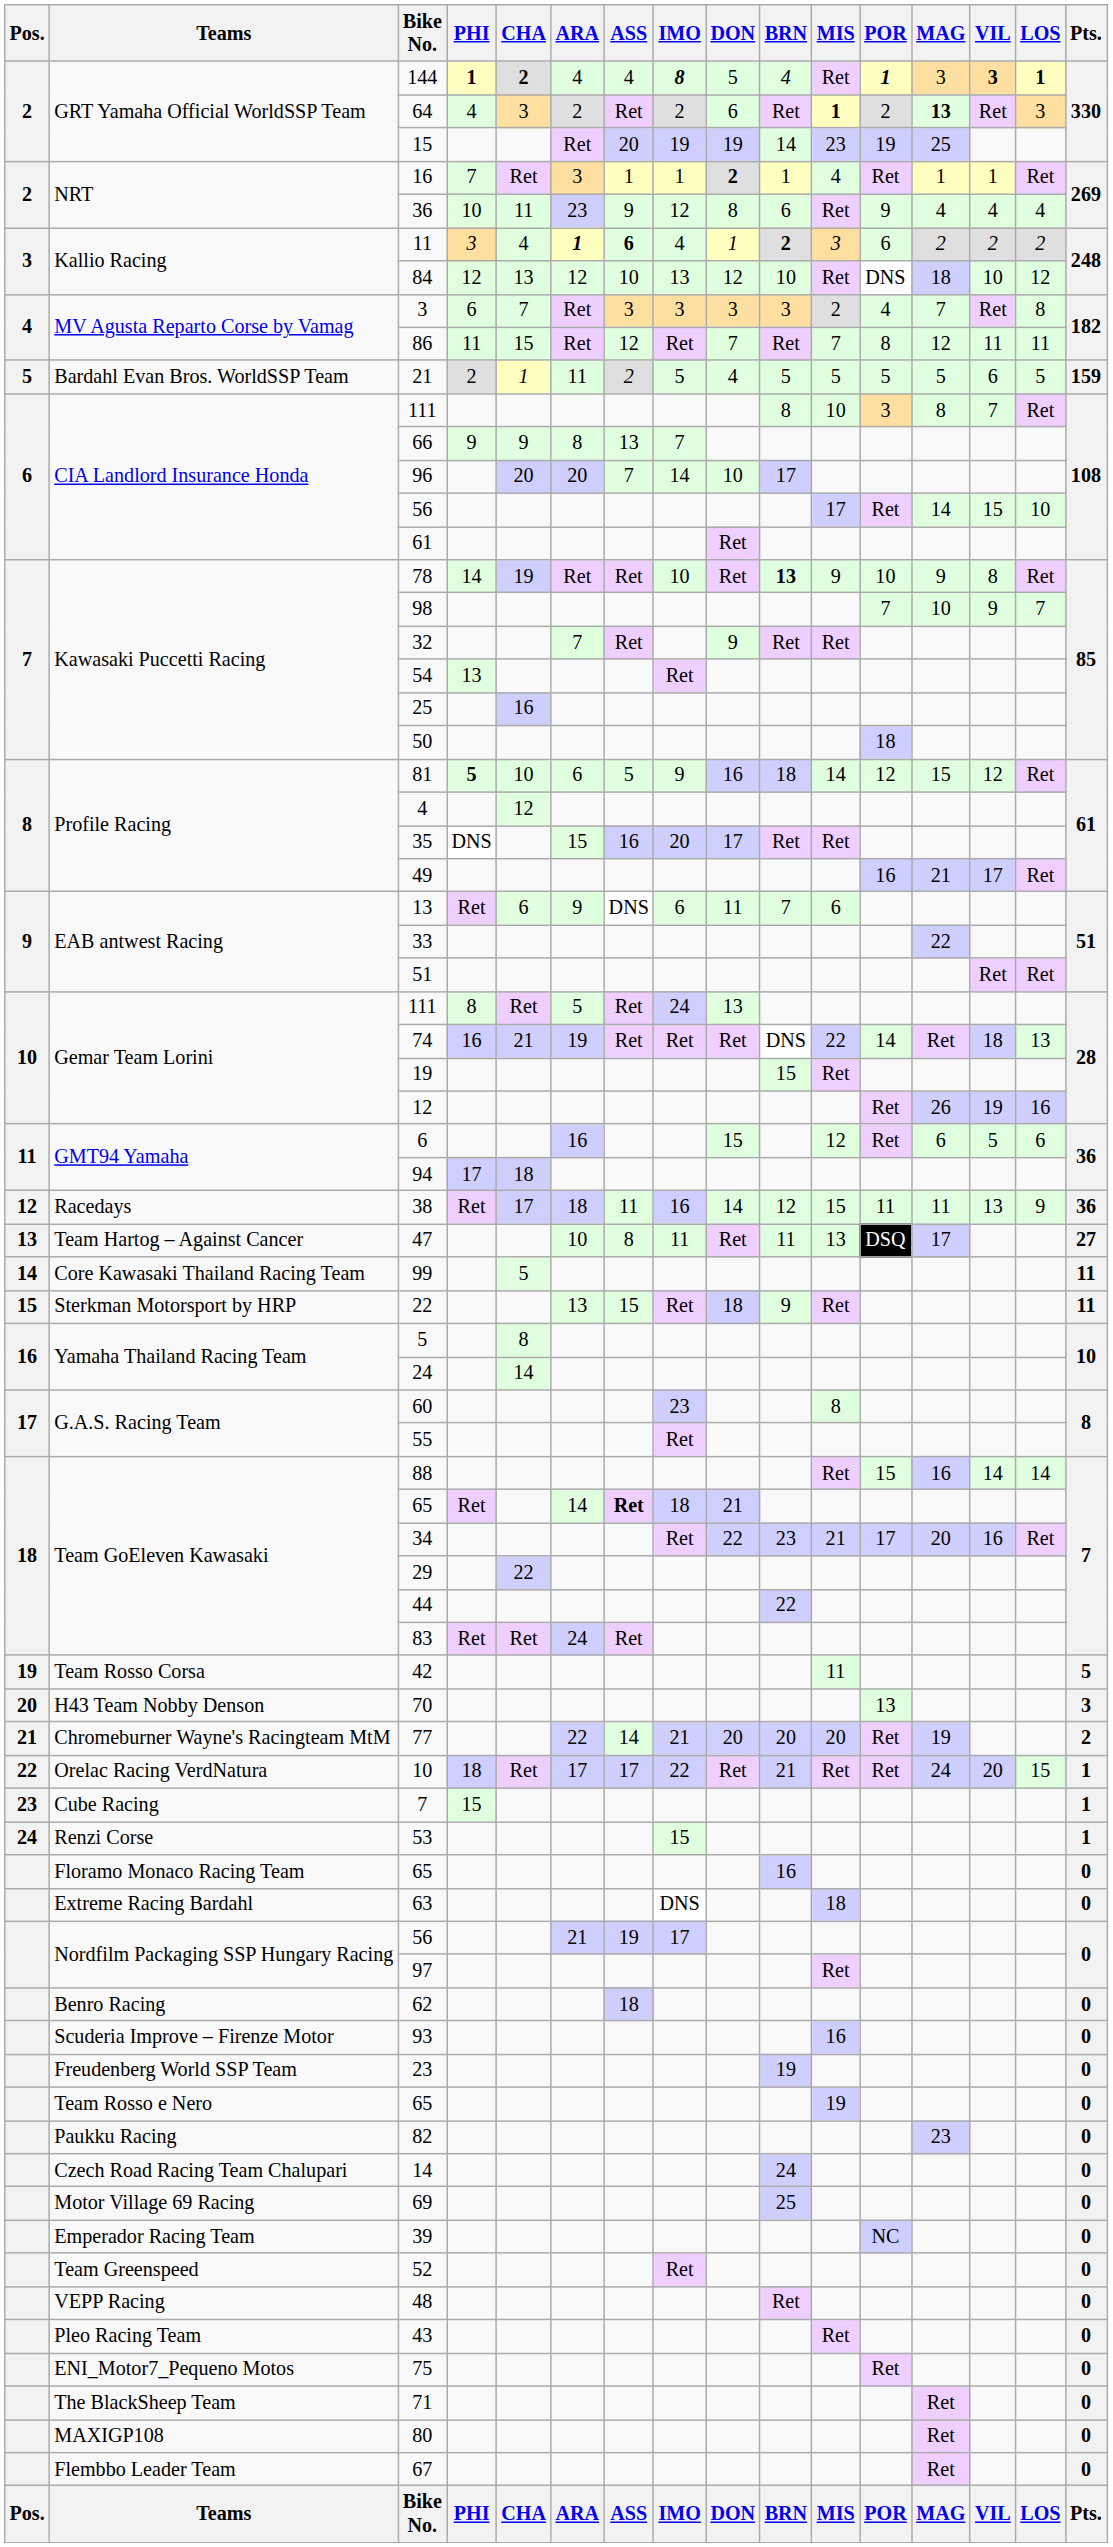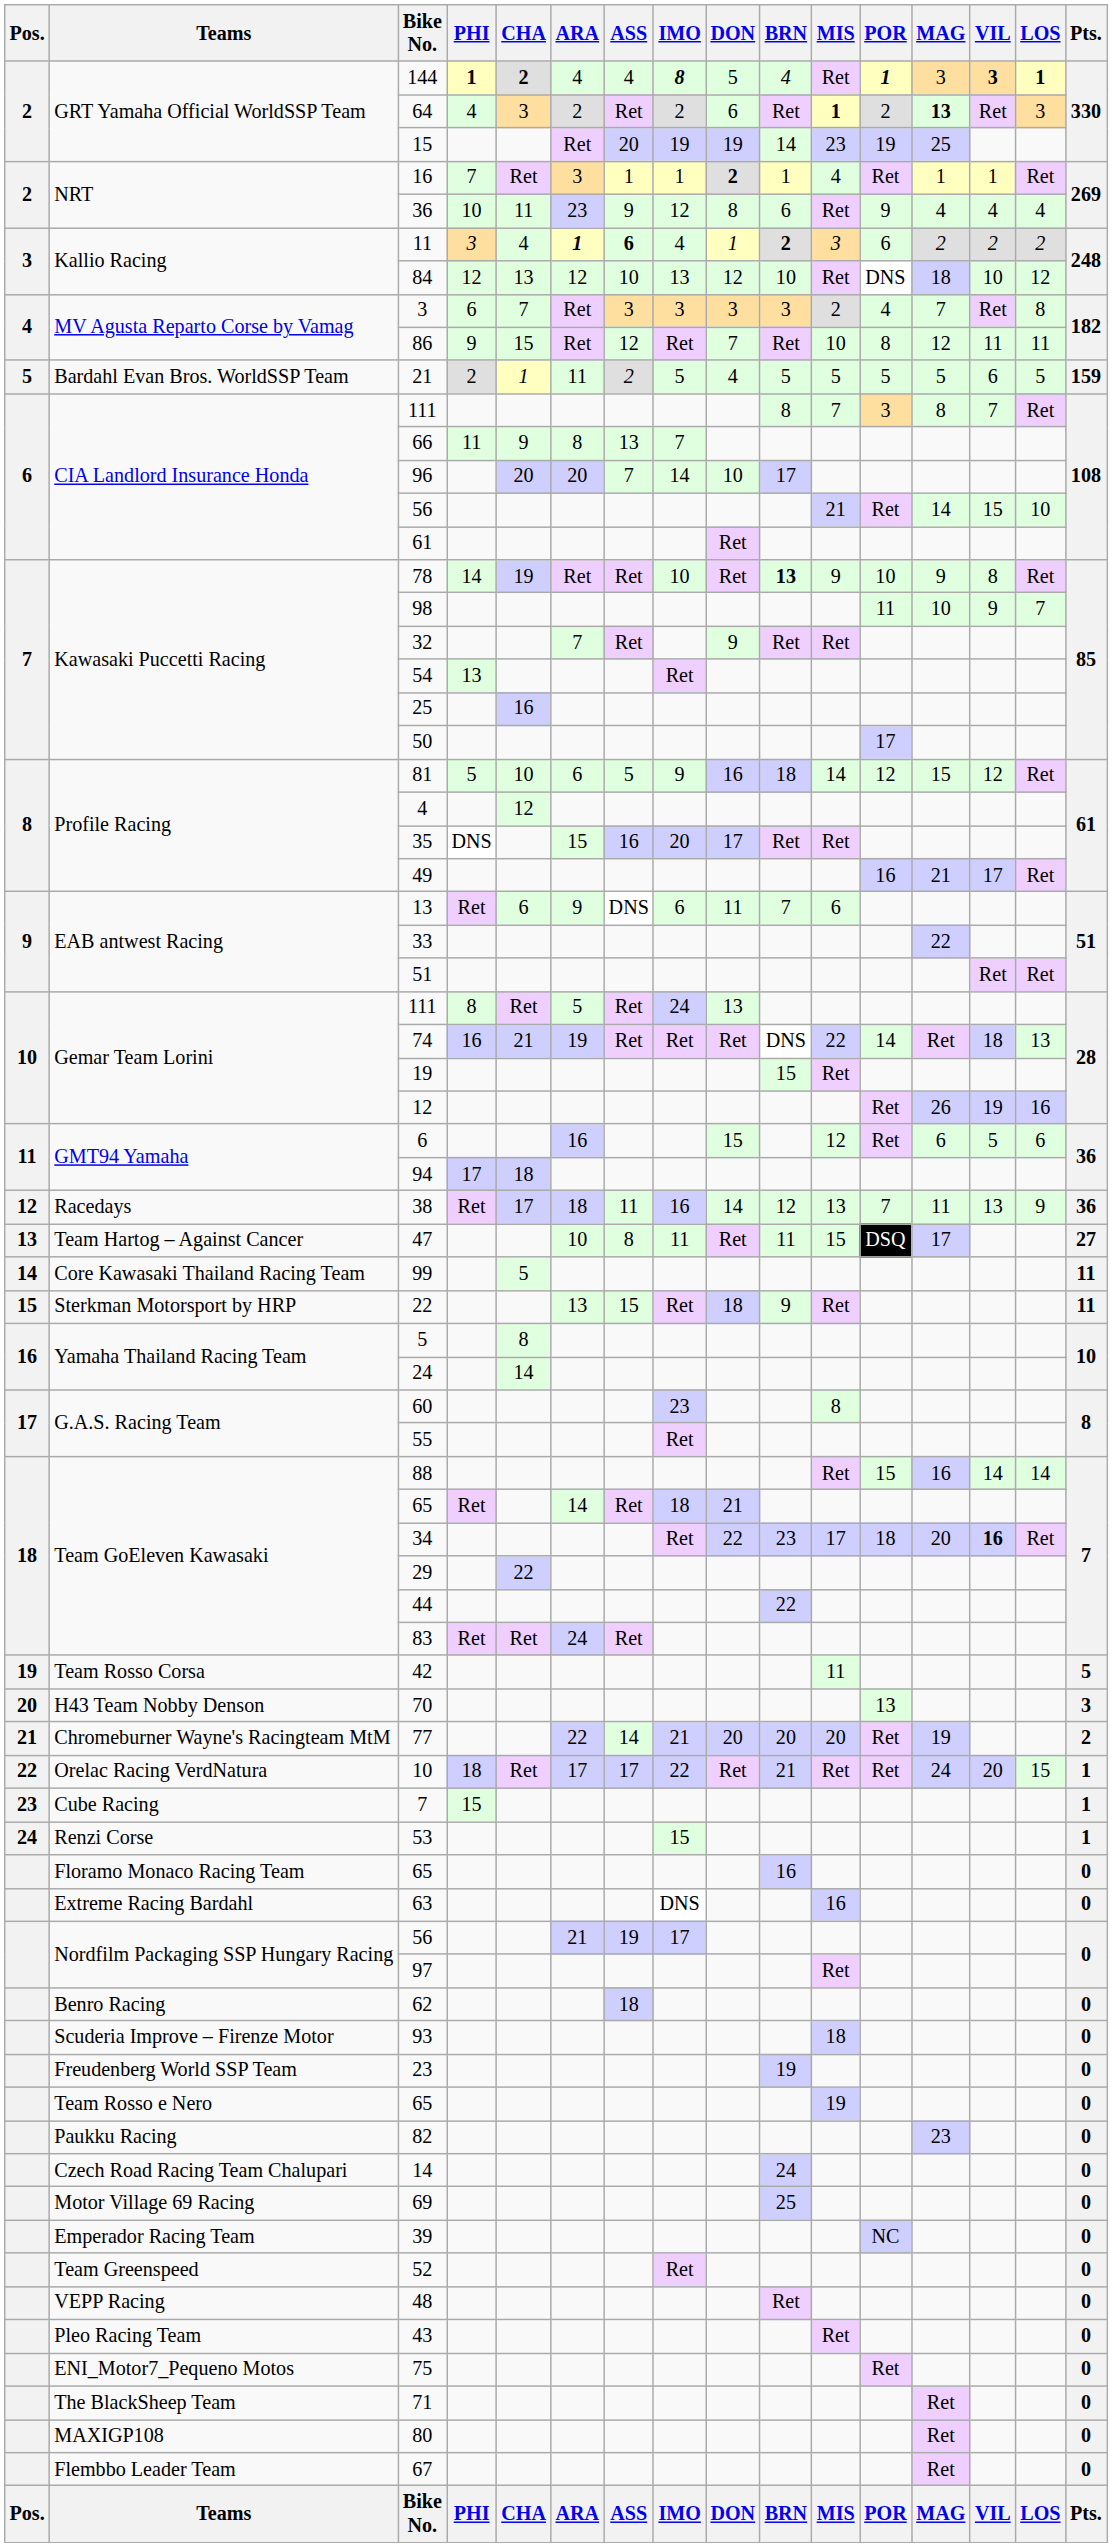(472, 343) 11 -> (472, 343) 9
(836, 343) 7 -> (836, 343) 10
(836, 409) 10 -> (836, 409) 7
(472, 442) 9 -> (472, 442) 11
(836, 509) 17 -> (836, 509) 21
(885, 608) 7 -> (885, 608) 11
(885, 741) 18 -> (885, 741) 17
(472, 774) bold -> (472, 774) normal
(836, 1206) 15 -> (836, 1206) 13
(885, 1206) 11 -> (885, 1206) 7
(836, 1239) 13 -> (836, 1239) 15
(629, 1505) bold -> (629, 1505) normal
(836, 1538) 21 -> (836, 1538) 17
(885, 1538) 17 -> (885, 1538) 18
(993, 1538) normal -> (993, 1538) bold
(836, 1903) 18 -> (836, 1903) 16
(836, 2036) 16 -> (836, 2036) 18
